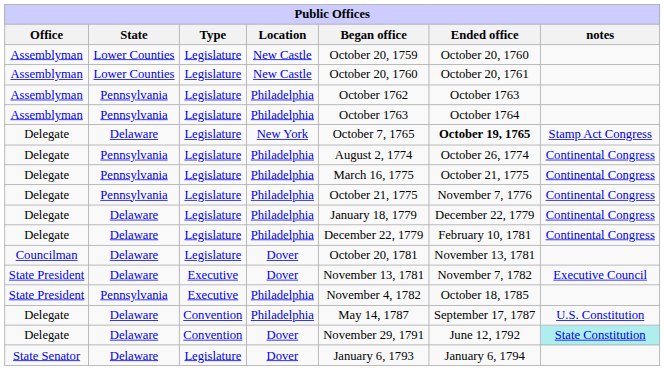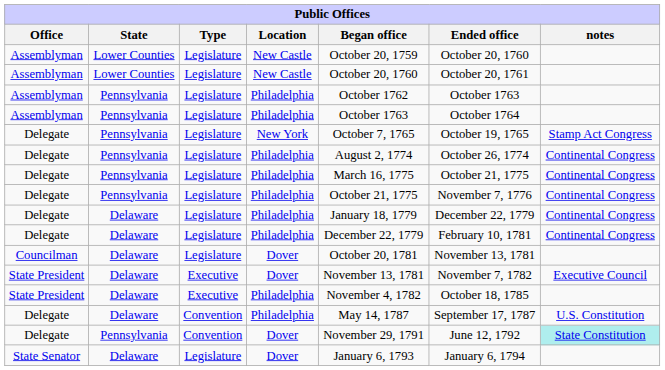(134, 134) Delaware -> (134, 134) Pennsylvania
(485, 134) bold -> (485, 134) normal
(134, 295) Pennsylvania -> (134, 295) Delaware
(134, 335) Delaware -> (134, 335) Pennsylvania
